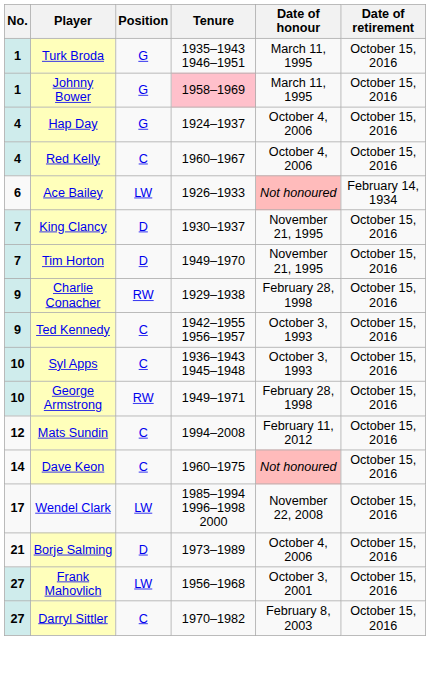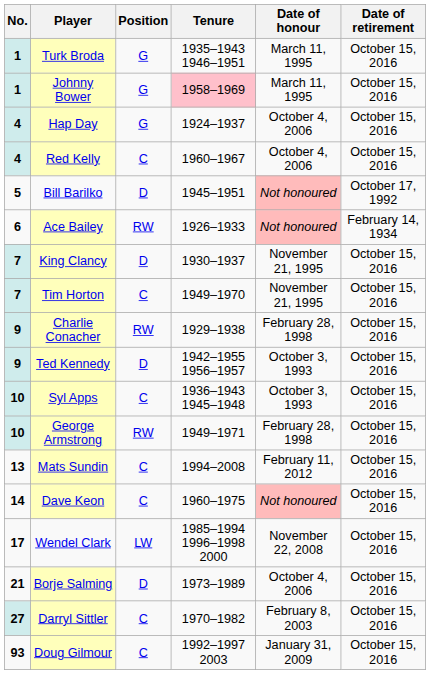+ row: (73, 192)
(143, 192) LW -> (143, 227) RW
(143, 261) D -> (143, 295) C
(143, 330) C -> (143, 364) D
(17, 432) 12 -> (17, 467) 13
- row: (73, 584)
+ row: (73, 652)
